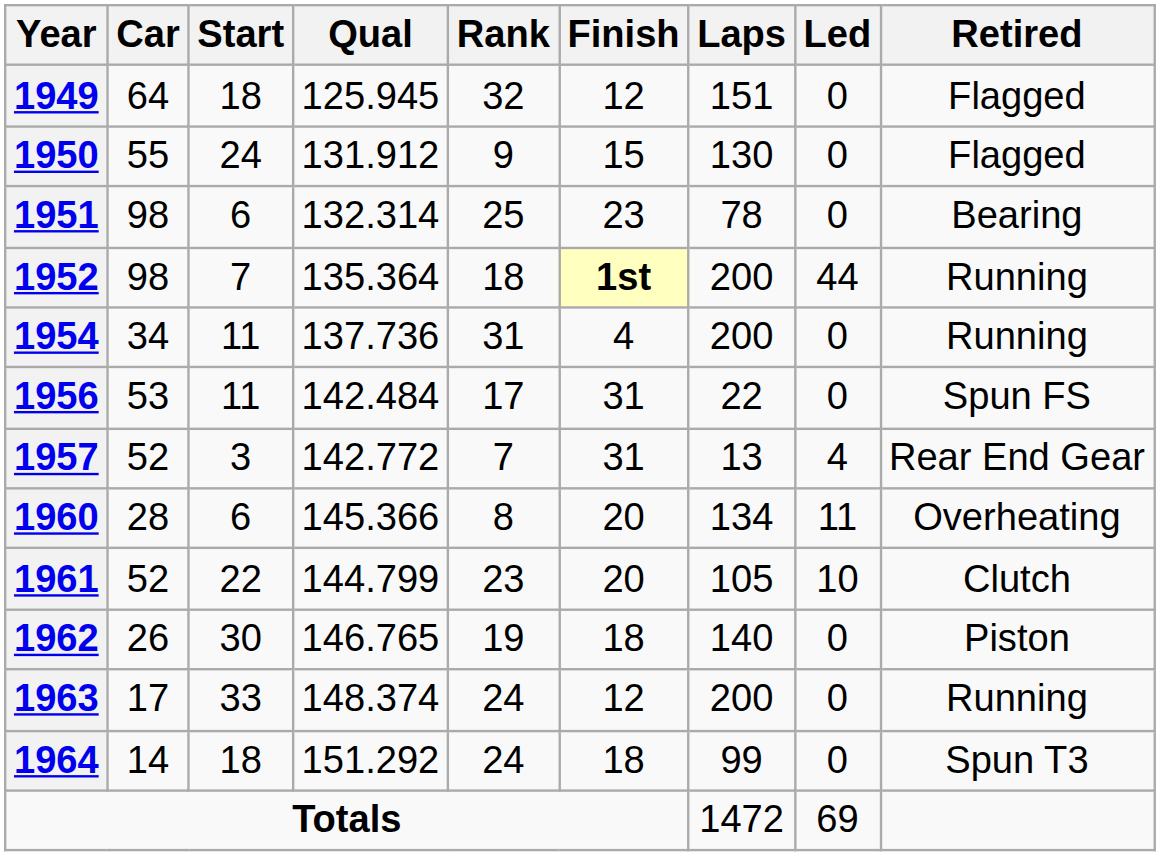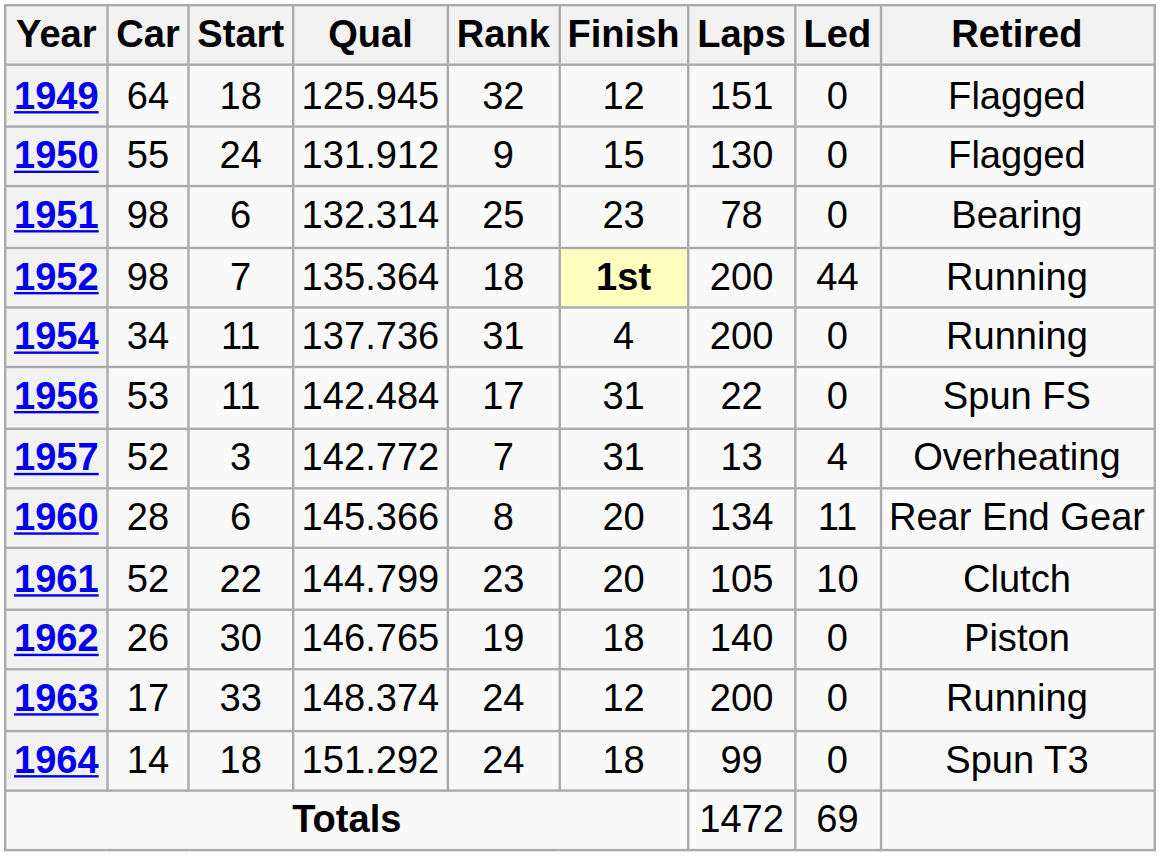(1017, 457) Rear End Gear -> (1017, 457) Overheating
(1017, 517) Overheating -> (1017, 517) Rear End Gear
